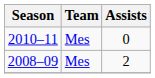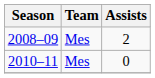rows swapped: (33, 61) <-> (33, 38)
